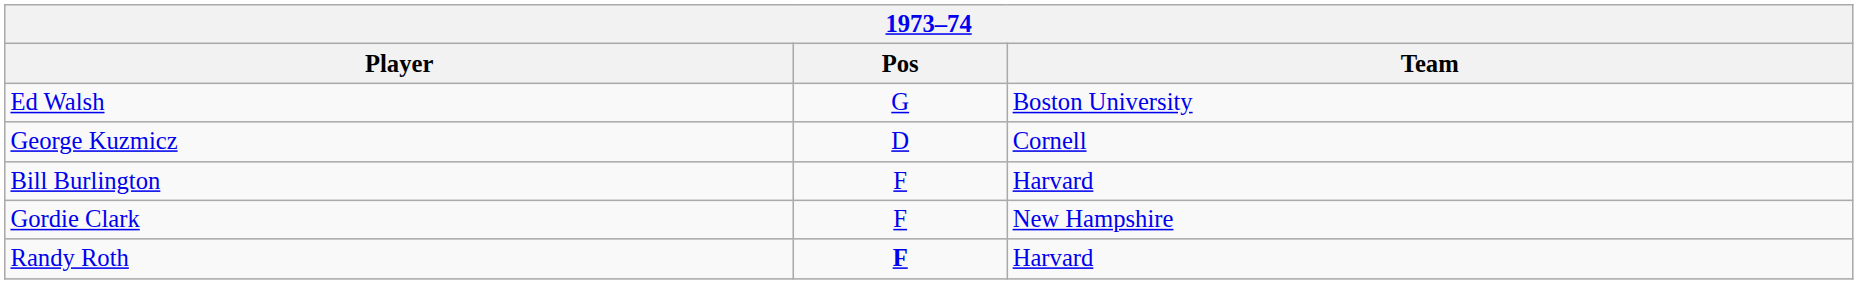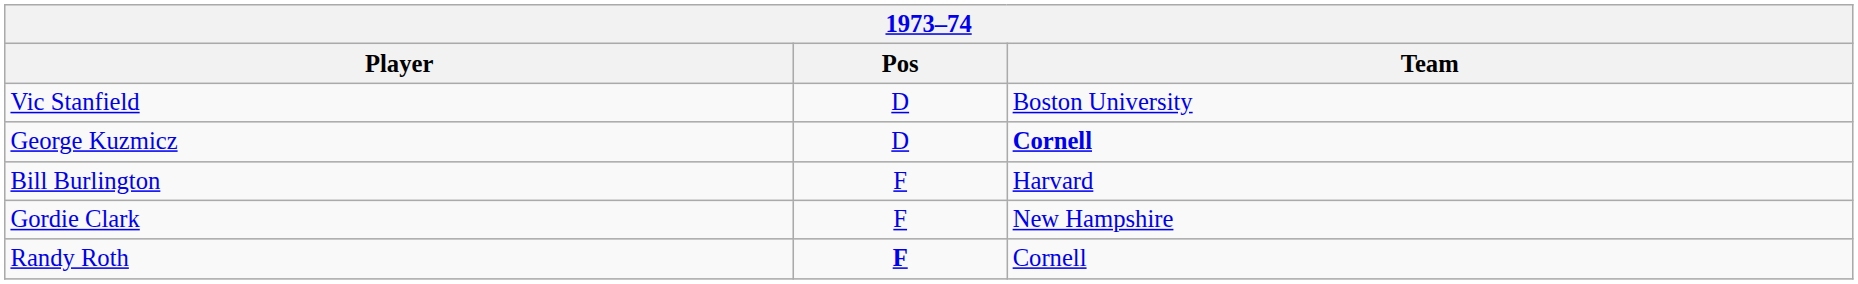- row: (57, 102)
+ row: (75, 102)
(1050, 141) normal -> (1052, 141) bold
(1053, 258) Harvard -> (1050, 258) Cornell
